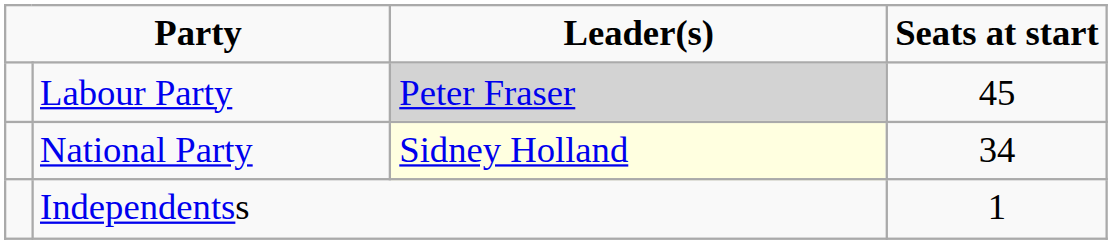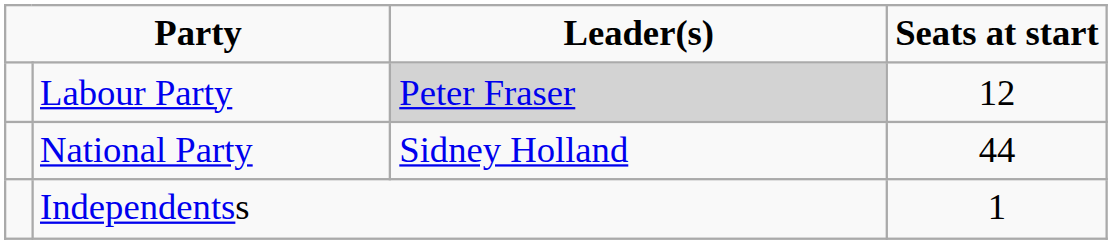(997, 91) 45 -> (997, 91) 12
(514, 149) lightyellow background -> (514, 149) no background
(997, 149) 34 -> (997, 149) 44
